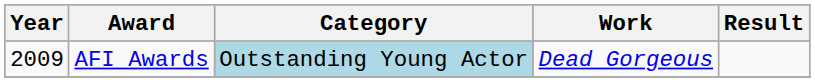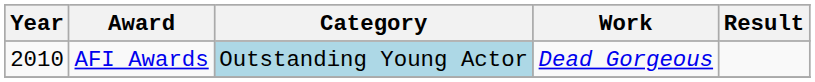(37, 60) 2009 -> (37, 60) 2010
